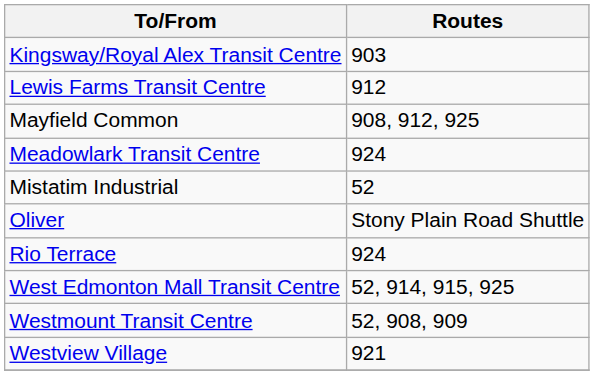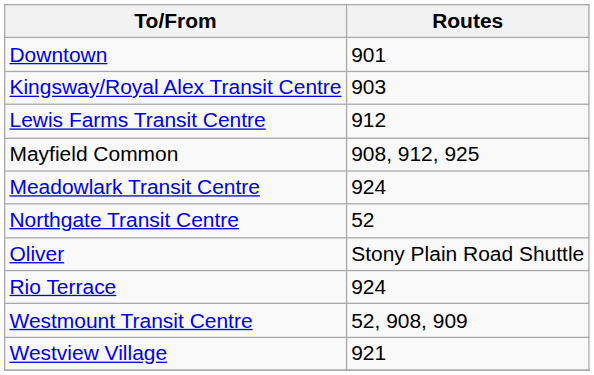+ row: (58, 54)
- row: (94, 187)
+ row: (124, 220)
- row: (175, 287)
